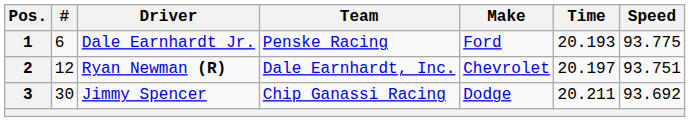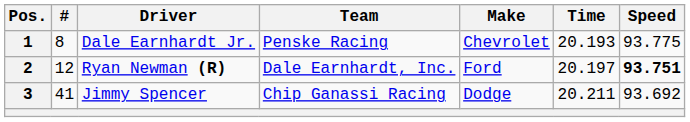(60, 44) 6 -> (60, 44) 8
(482, 44) Ford -> (506, 44) Chevrolet
(506, 70) Chevrolet -> (482, 70) Ford
(652, 70) normal -> (652, 70) bold
(64, 96) 30 -> (64, 96) 41
